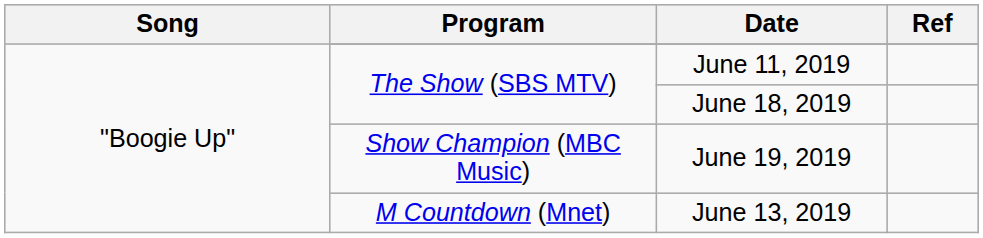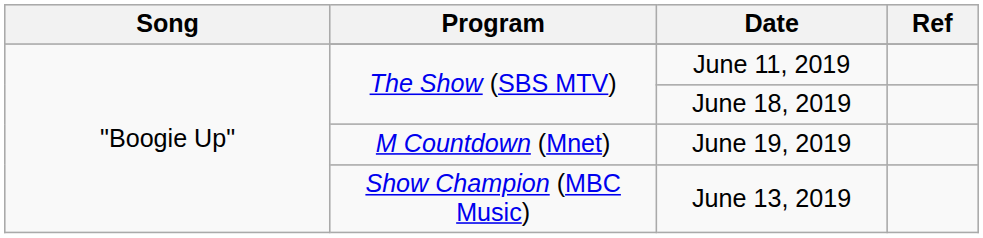(493, 158) Show Champion (MBC Music) -> (493, 143) M Countdown (Mnet)
(493, 212) M Countdown (Mnet) -> (493, 197) Show Champion (MBC Music)
